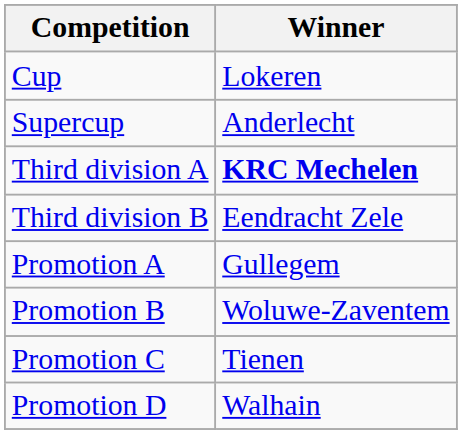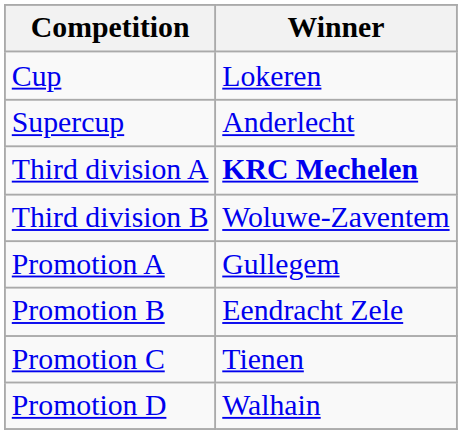(313, 216) Eendracht Zele -> (336, 216) Woluwe-Zaventem
(336, 311) Woluwe-Zaventem -> (313, 311) Eendracht Zele
